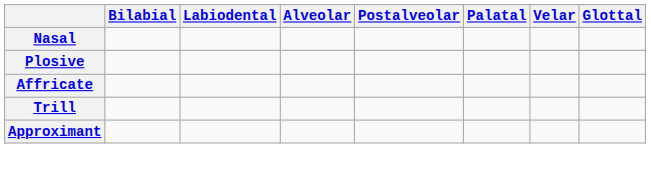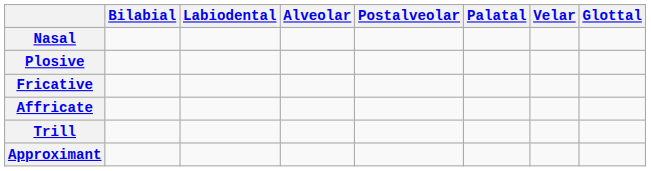+ row: (55, 85)
